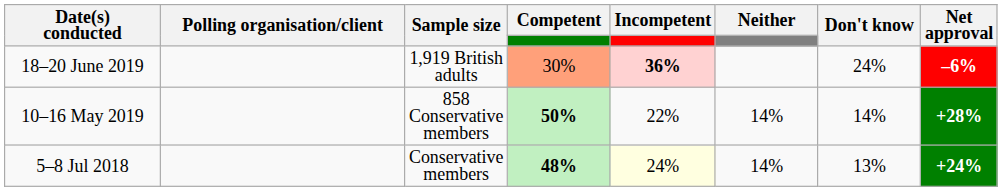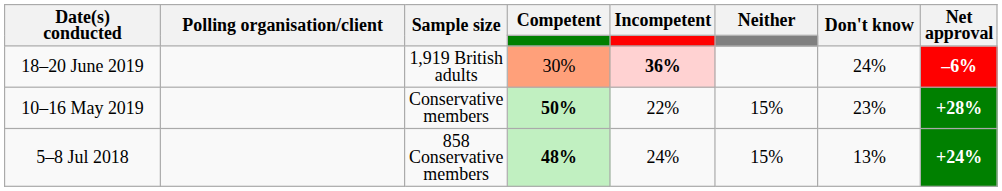(456, 116) 858 Conservative members -> (456, 108) Conservative members
(767, 116) 14% -> (767, 108) 15%
(869, 116) 14% -> (869, 108) 23%
(456, 166) Conservative members -> (456, 157) 858 Conservative members
(663, 166) lightyellow background -> (663, 157) no background
(767, 166) 14% -> (767, 157) 15%
